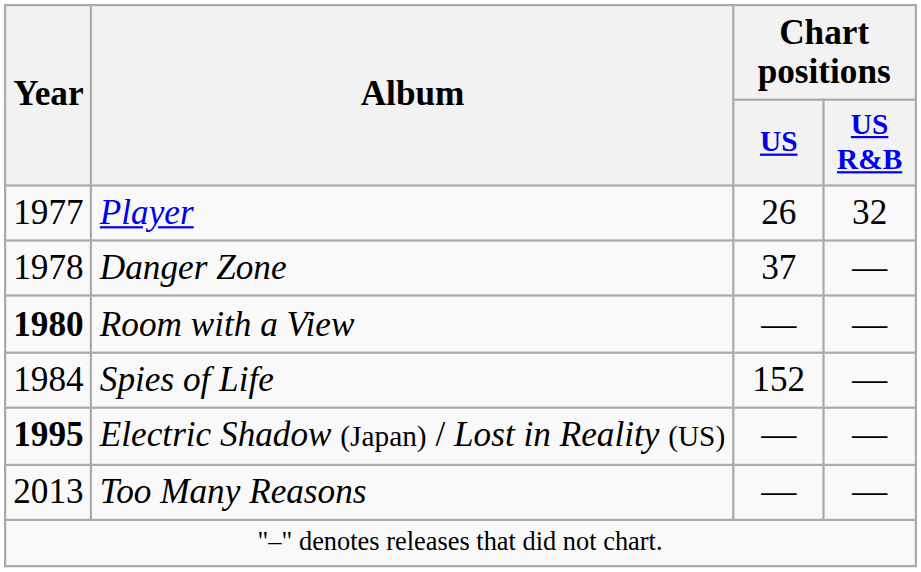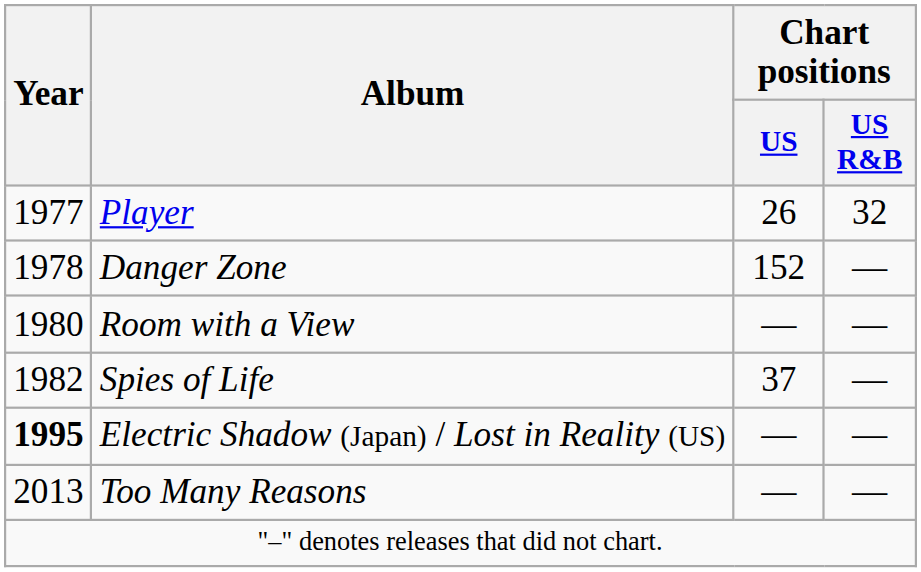(779, 267) 37 -> (779, 267) 152
(48, 323) bold -> (48, 323) normal
(48, 379) 1984 -> (48, 379) 1982
(779, 379) 152 -> (779, 379) 37
